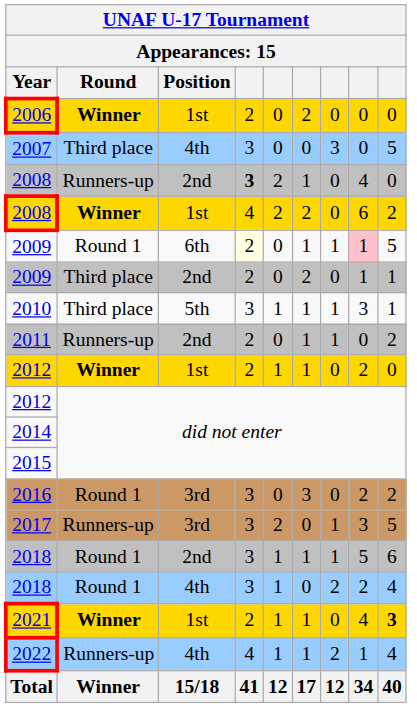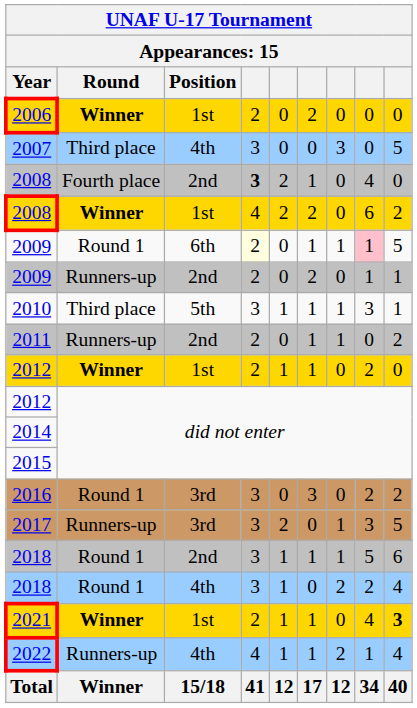(108, 180) Runners-up -> (111, 180) Fourth place
(108, 277) Third place -> (111, 277) Runners-up
